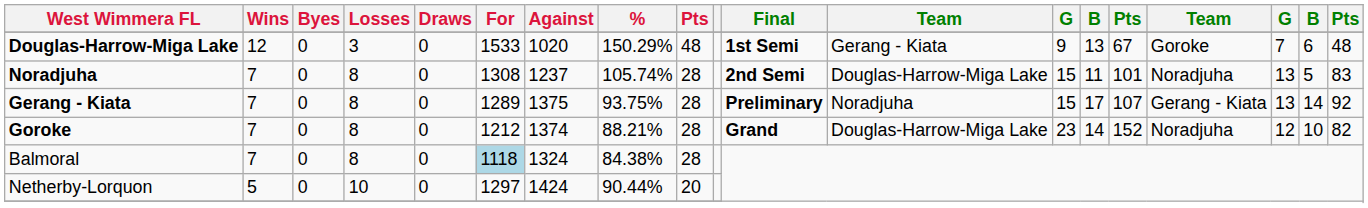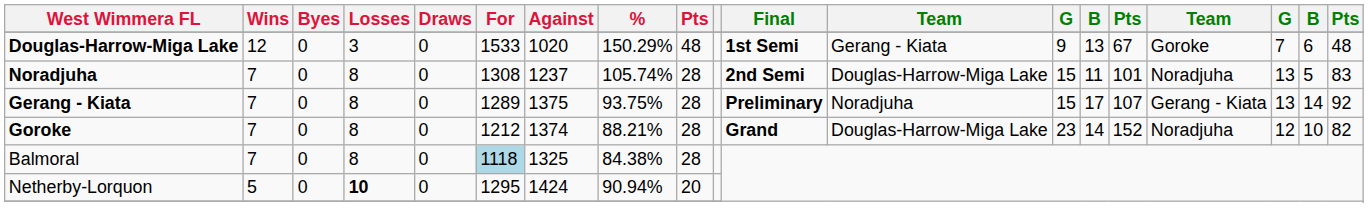(548, 159) 1324 -> (548, 159) 1325
(359, 187) normal -> (359, 187) bold
(500, 187) 1297 -> (500, 187) 1295
(632, 187) 90.44% -> (632, 187) 90.94%
